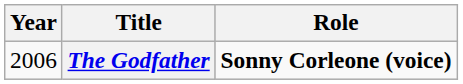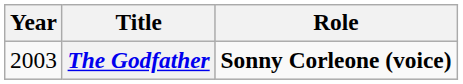(33, 60) 2006 -> (33, 60) 2003
